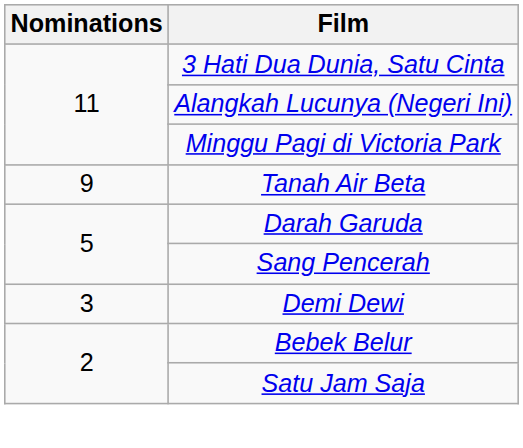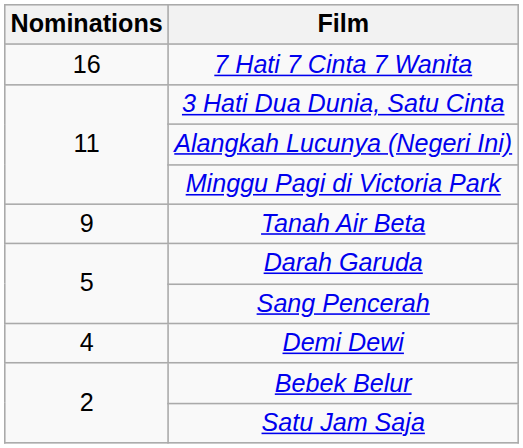+ row: (343, 64)
(87, 303) 3 -> (87, 343) 4
